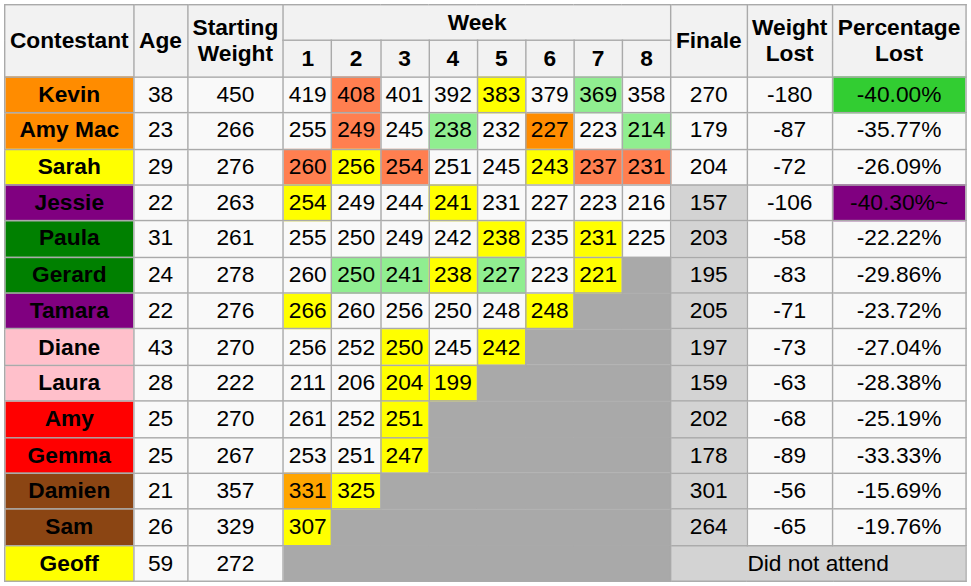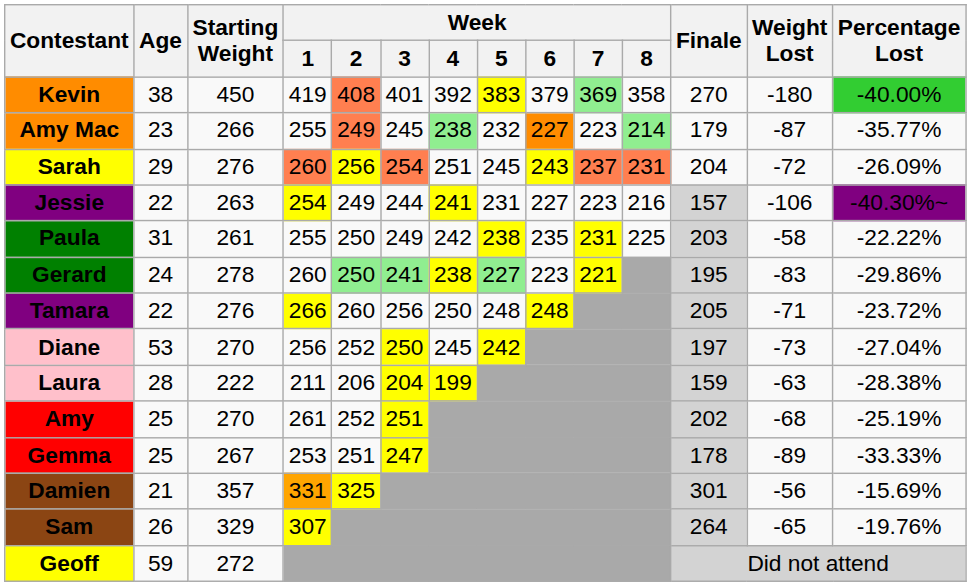(161, 346) 43 -> (161, 346) 53
